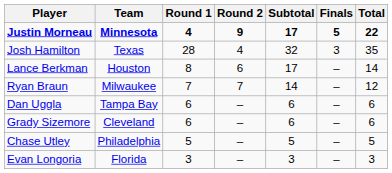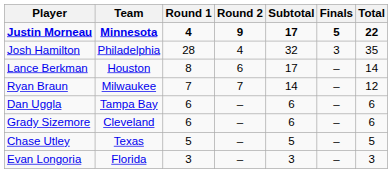(129, 50) Texas -> (129, 50) Philadelphia
(129, 141) Philadelphia -> (129, 141) Texas
